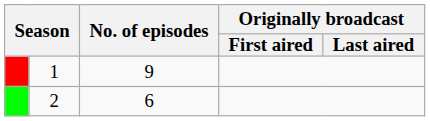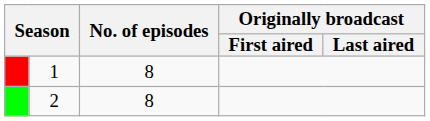(149, 71) 9 -> (149, 71) 8
(149, 100) 6 -> (149, 100) 8
